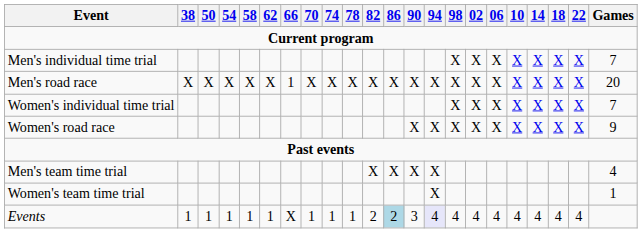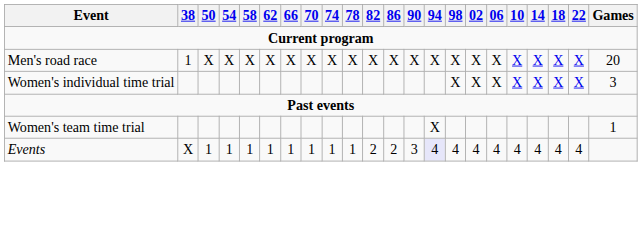- row: (82, 60)
(188, 82) X -> (188, 60) 1
(291, 82) 1 -> (291, 60) X
(613, 104) 7 -> (613, 82) 3
- row: (61, 127)
- row: (67, 171)
(188, 216) 1 -> (188, 149) X
(291, 216) X -> (291, 149) 1
(394, 216) lightblue background -> (394, 149) no background
